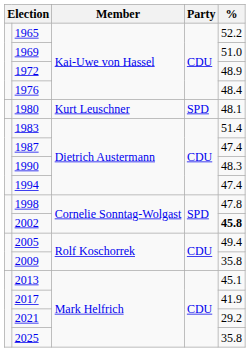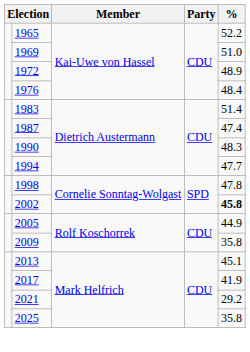- row: (27, 109)
(232, 185) 47.4 -> (232, 166) 47.7
(232, 242) 49.4 -> (232, 223) 44.9
